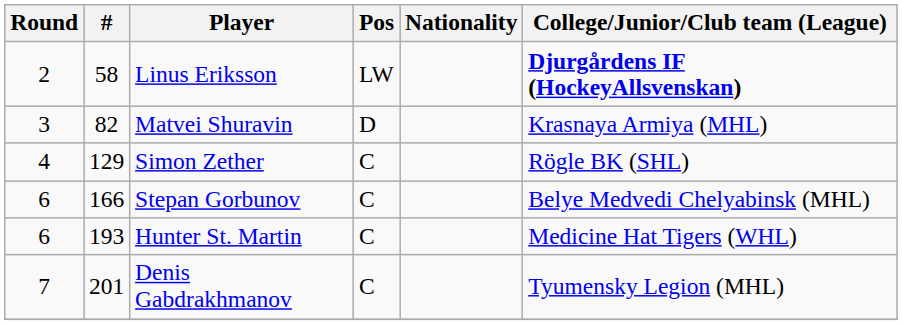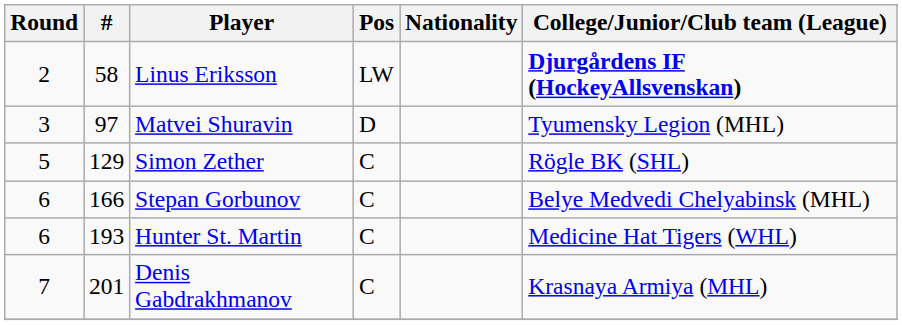(107, 124) 82 -> (107, 124) 97
(648, 124) Krasnaya Armiya (MHL) -> (656, 124) Tyumensky Legion (MHL)
(44, 161) 4 -> (44, 161) 5
(656, 286) Tyumensky Legion (MHL) -> (648, 286) Krasnaya Armiya (MHL)
